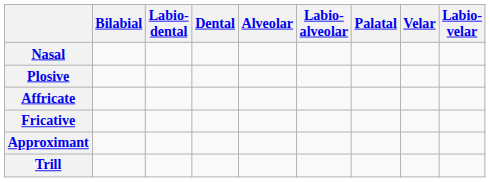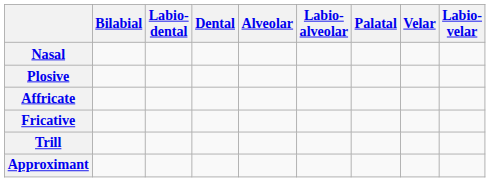rows swapped: (48, 143) <-> (48, 165)
